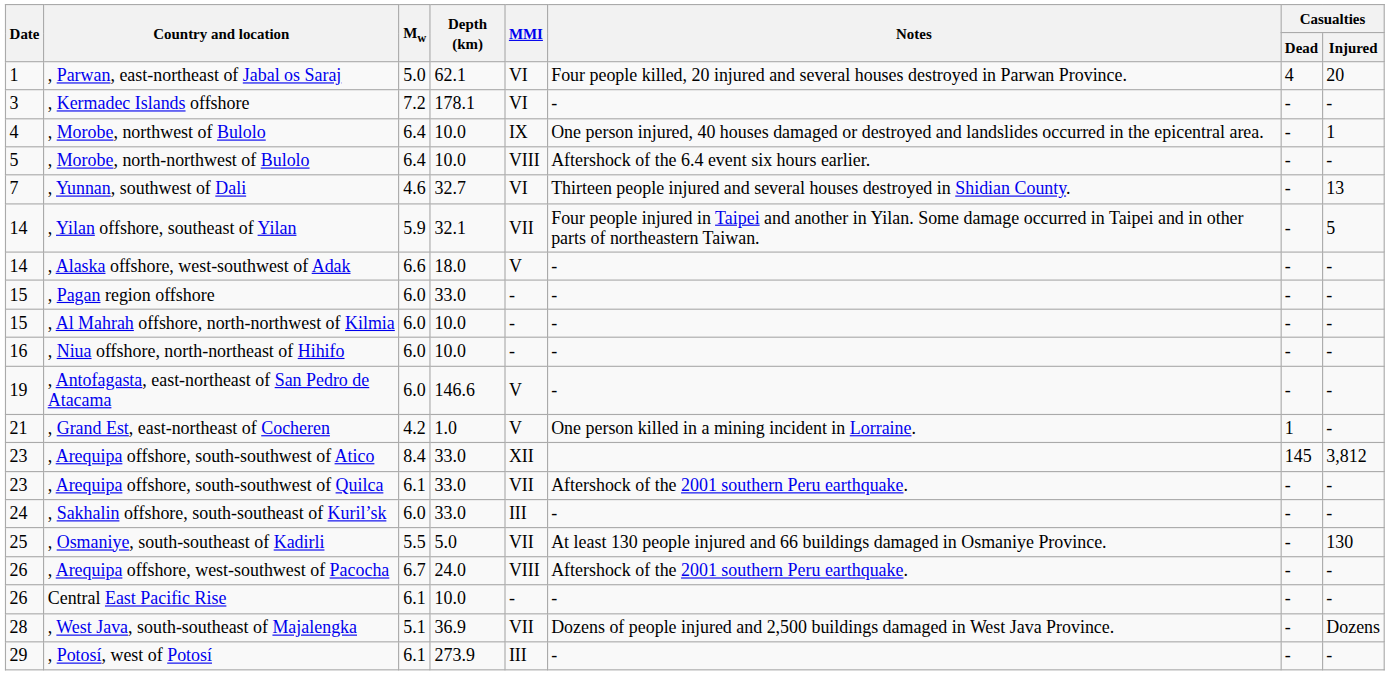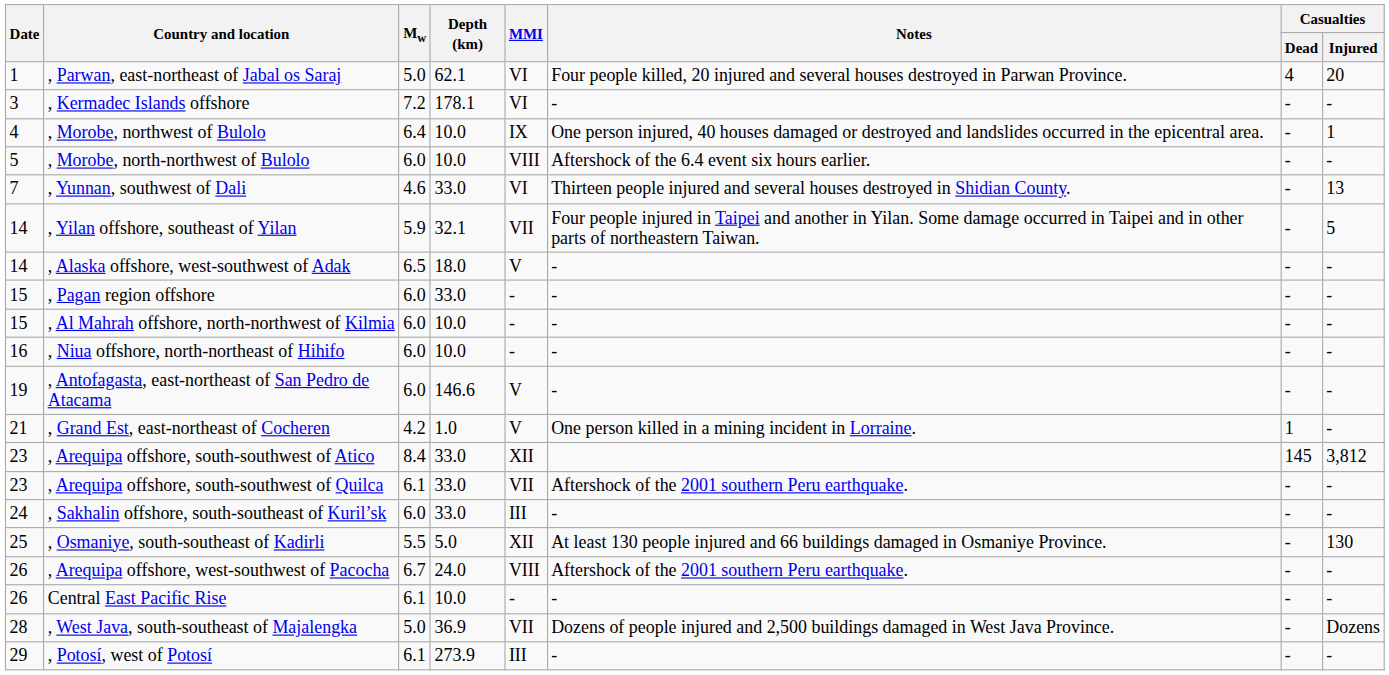(414, 160) 6.4 -> (414, 160) 6.0
(450, 189) 32.7 -> (450, 189) 33.0
(414, 266) 6.6 -> (414, 266) 6.5
(521, 542) VII -> (521, 542) XII
(414, 627) 5.1 -> (414, 627) 5.0
